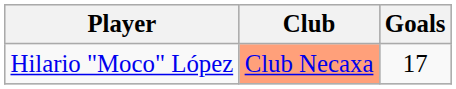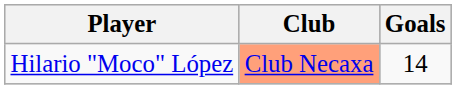(415, 63) 17 -> (415, 63) 14
